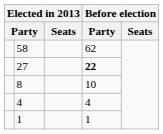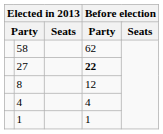(90, 84) 10 -> (90, 84) 12
